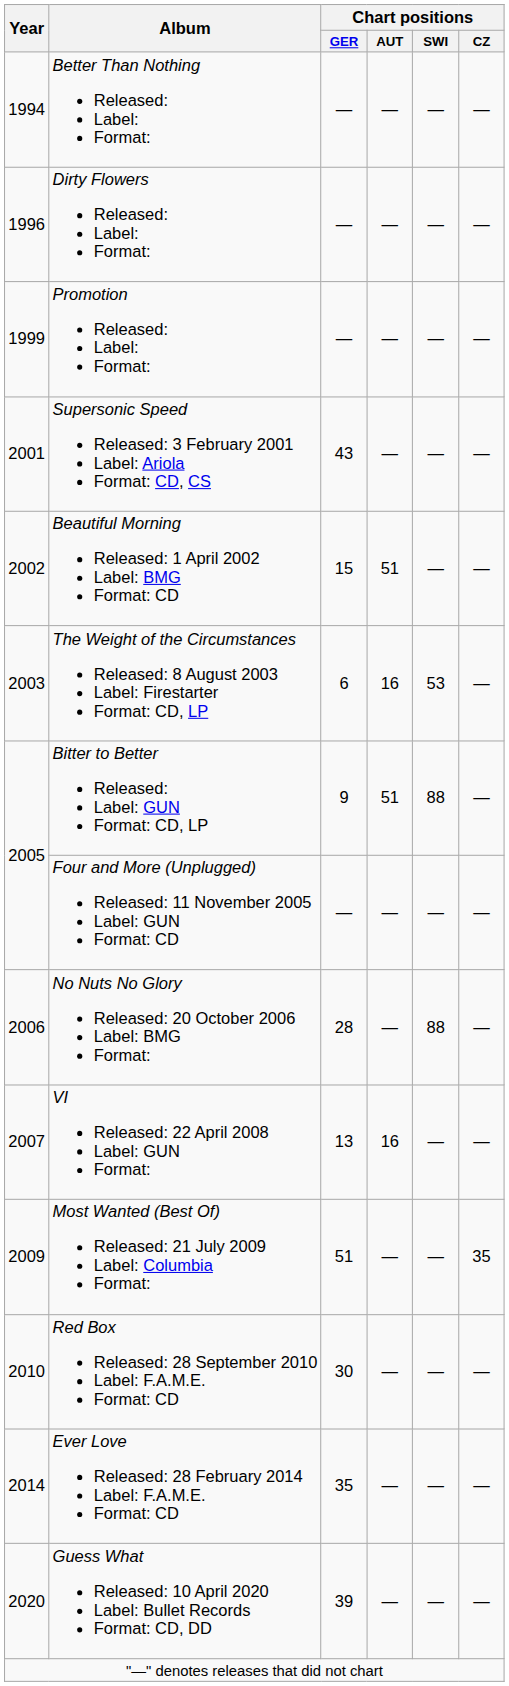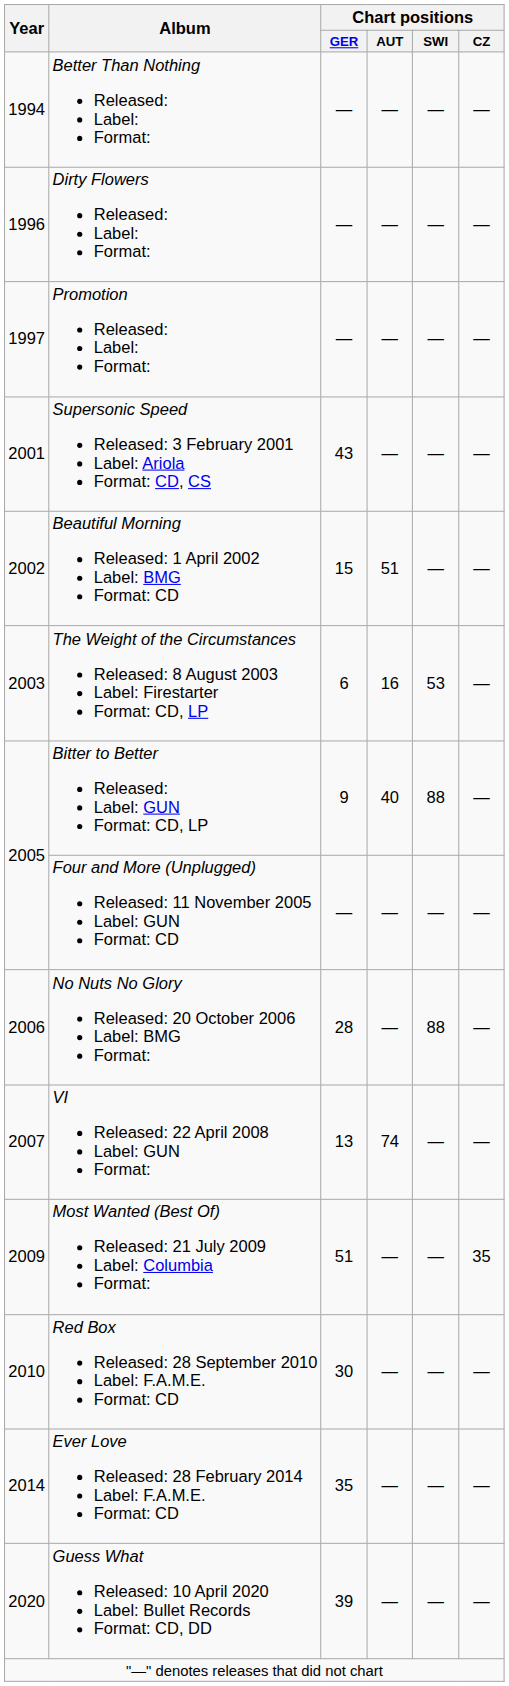(27, 339) 1999 -> (27, 339) 1997
(390, 798) 51 -> (390, 798) 40
(390, 1142) 16 -> (390, 1142) 74
